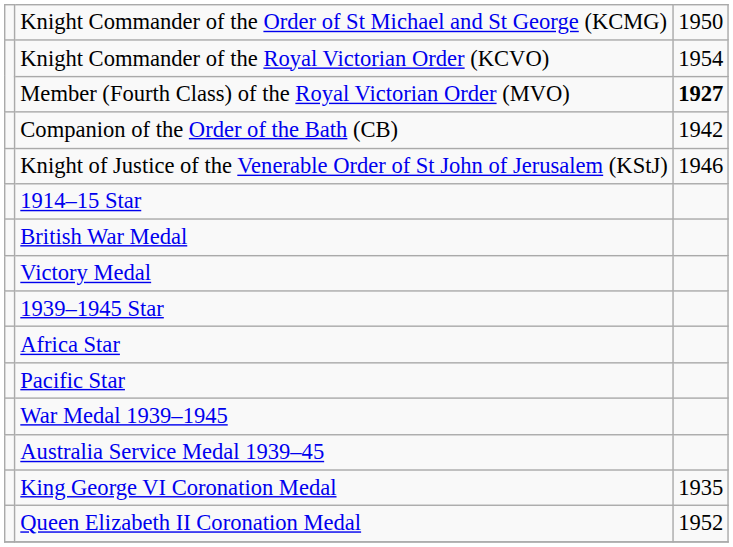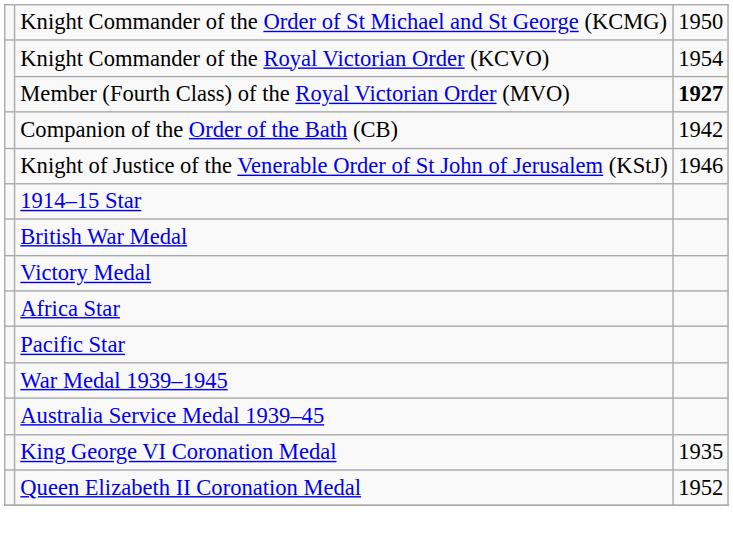- row: (92, 308)
